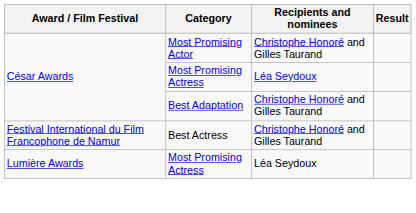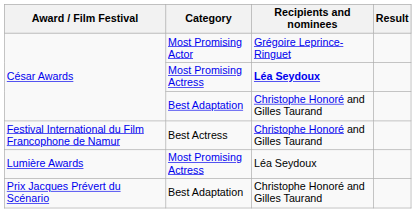(309, 48) Christophe Honoré and Gilles Taurand -> (299, 48) Grégoire Leprince-Ringuet
(285, 77) normal -> (287, 77) bold
+ row: (64, 193)
